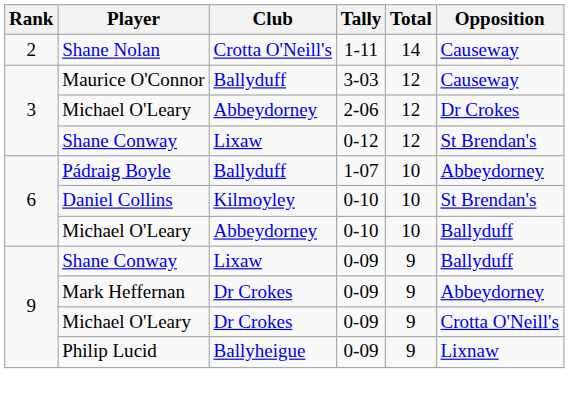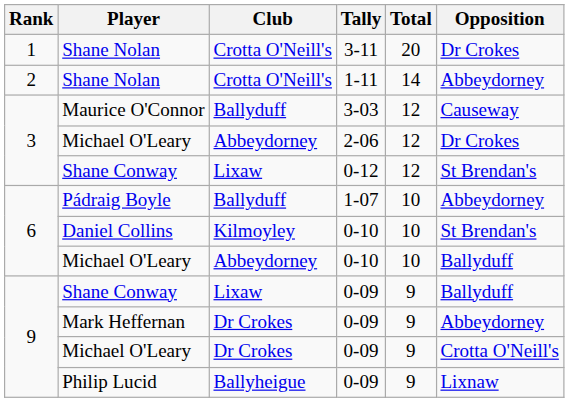+ row: (111, 49)
(480, 49) Causeway -> (492, 79) Abbeydorney
